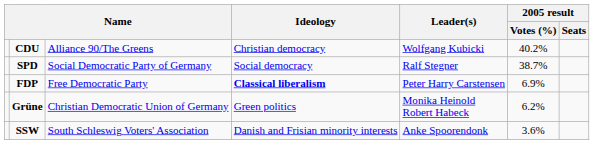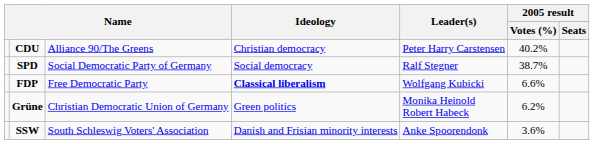(443, 48) Wolfgang Kubicki -> (454, 48) Peter Harry Carstensen
(454, 83) Peter Harry Carstensen -> (443, 83) Wolfgang Kubicki
(533, 83) 6.9% -> (533, 83) 6.6%
